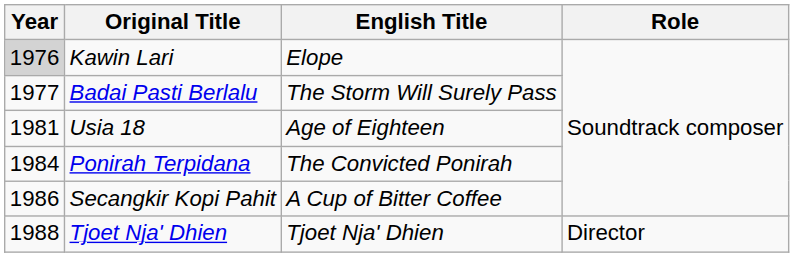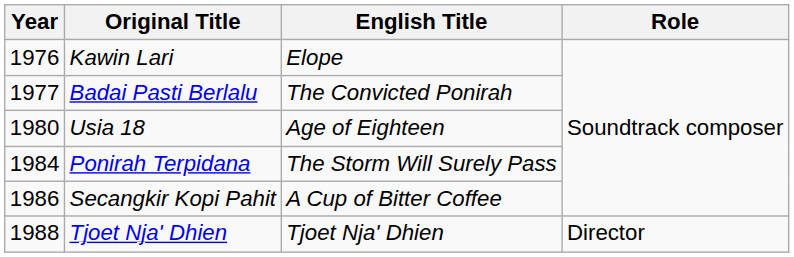(35, 57) lightgrey background -> (35, 57) no background
(421, 92) The Storm Will Surely Pass -> (399, 92) The Convicted Ponirah
(35, 127) 1981 -> (35, 127) 1980
(399, 163) The Convicted Ponirah -> (421, 163) The Storm Will Surely Pass
